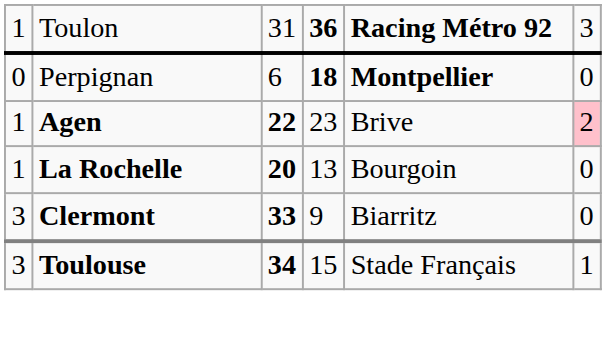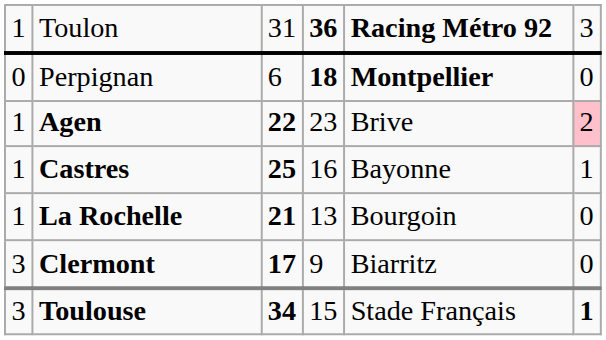+ row: (84, 169)
(282, 169) 20 -> (282, 216) 21
(282, 216) 33 -> (282, 262) 17
(587, 264) normal -> (587, 311) bold
